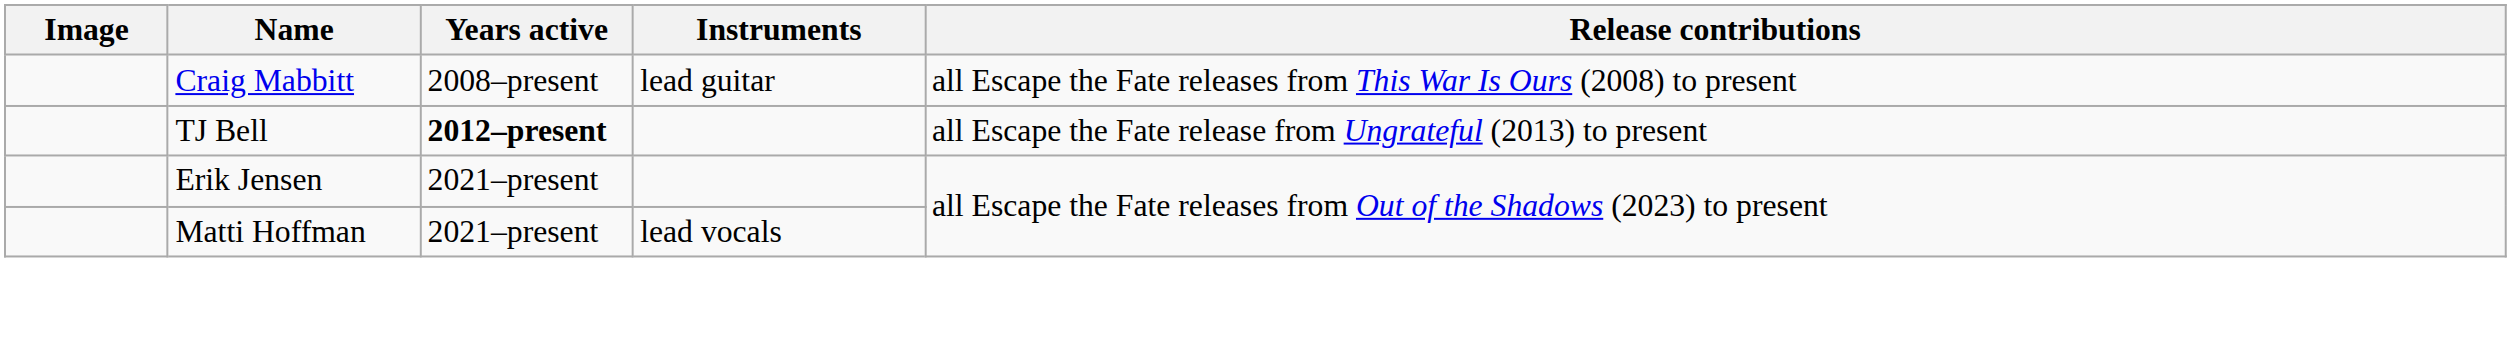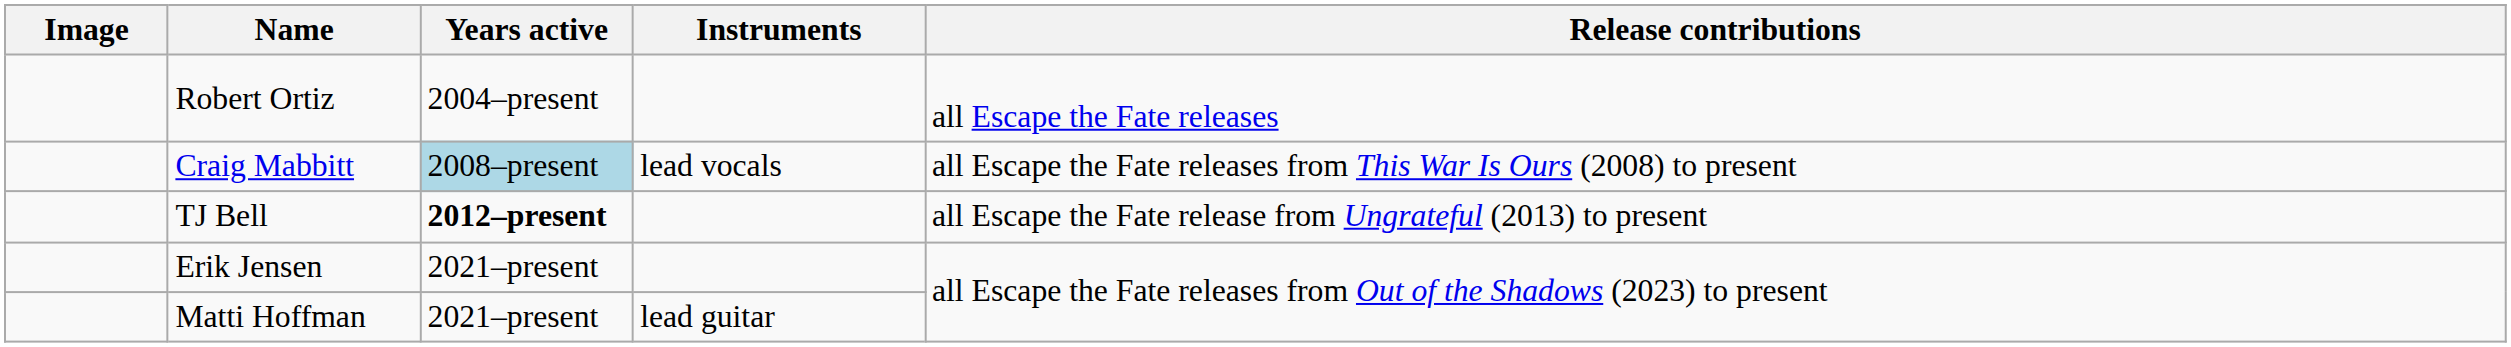+ row: (255, 97)
(513, 79) no background -> (513, 165) lightblue background
(707, 79) lead guitar -> (711, 165) lead vocals
(711, 230) lead vocals -> (707, 316) lead guitar
